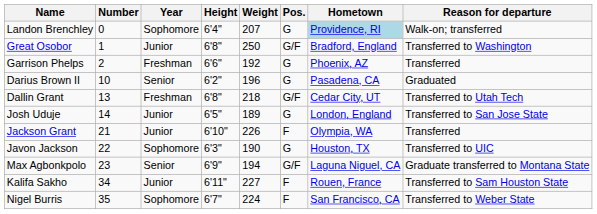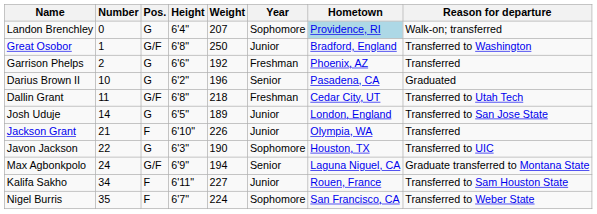columns swapped: (294, 13) <-> (171, 13)
(104, 98) 13 -> (104, 98) 11
(104, 166) 23 -> (104, 166) 24
